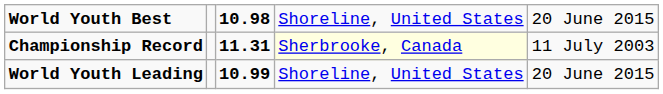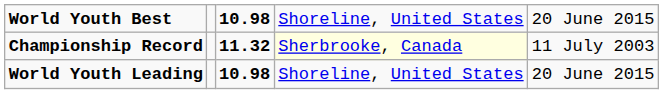(245, 46) 11.31 -> (245, 46) 11.32
(245, 74) 10.99 -> (245, 74) 10.98
